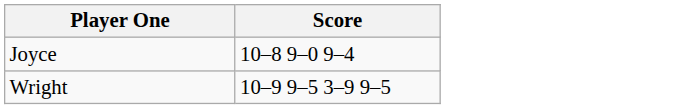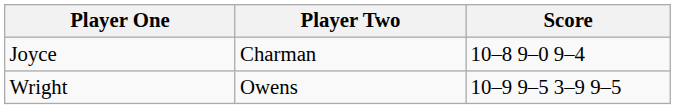+ column: (351, 20)
